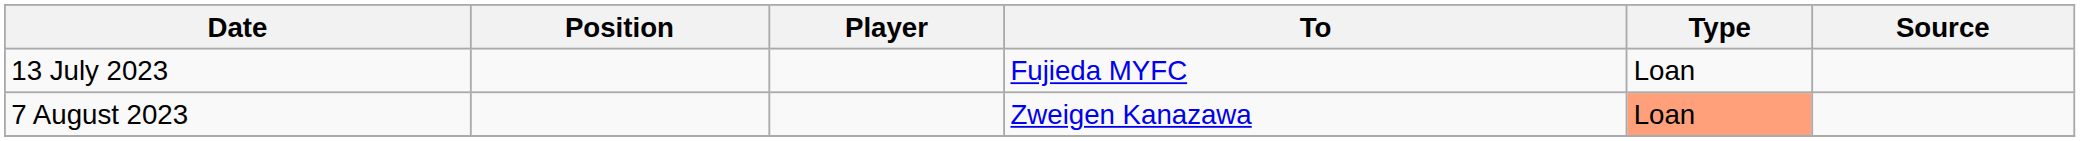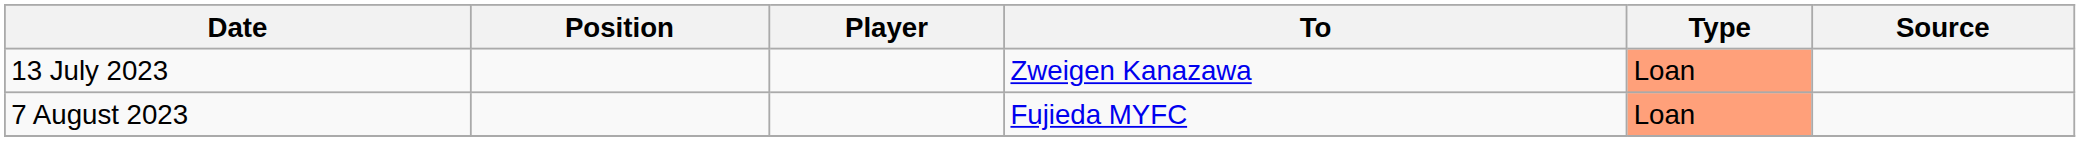(1099, 71) Fujieda MYFC -> (1131, 71) Zweigen Kanazawa
(1664, 71) no background -> (1664, 71) lightsalmon background
(1131, 115) Zweigen Kanazawa -> (1099, 115) Fujieda MYFC
